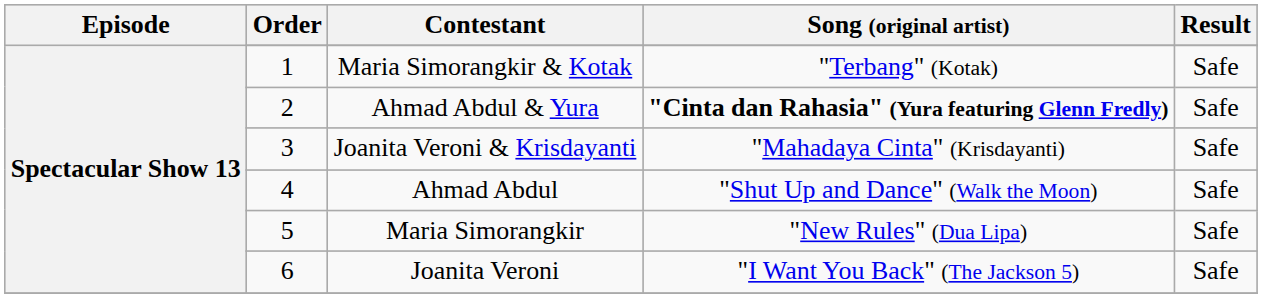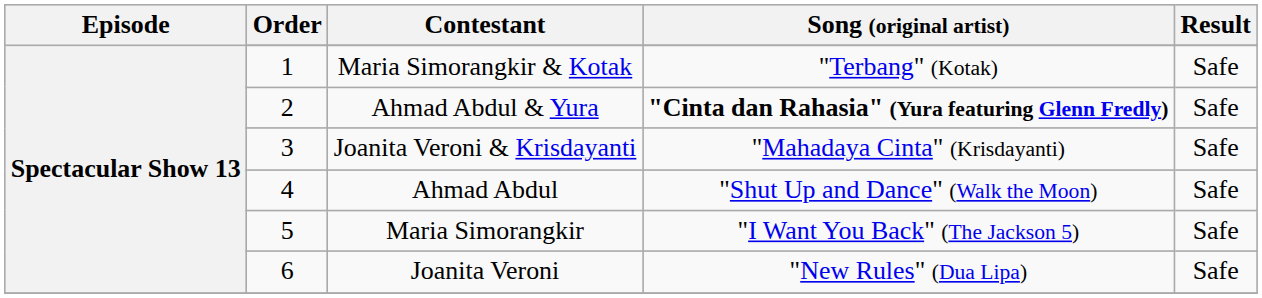(908, 230) "New Rules" (Dua Lipa) -> (908, 230) "I Want You Back" (The Jackson 5)
(908, 271) "I Want You Back" (The Jackson 5) -> (908, 271) "New Rules" (Dua Lipa)
